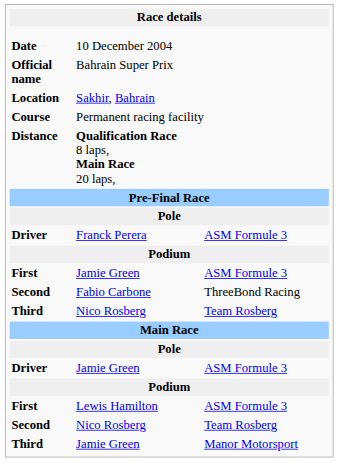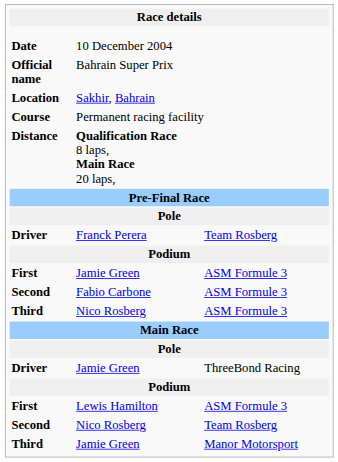(246, 235) ASM Formule 3 -> (241, 235) Team Rosberg
(252, 292) ThreeBond Racing -> (246, 292) ASM Formule 3
(241, 311) Team Rosberg -> (246, 311) ASM Formule 3
(246, 368) ASM Formule 3 -> (252, 368) ThreeBond Racing
